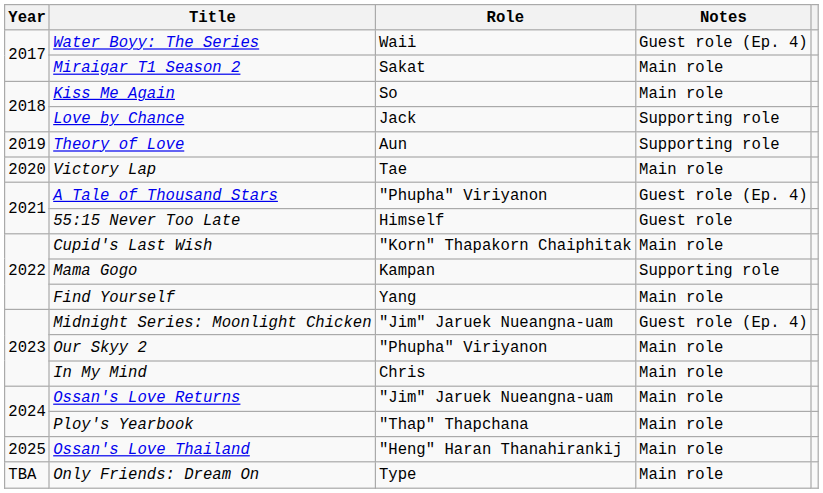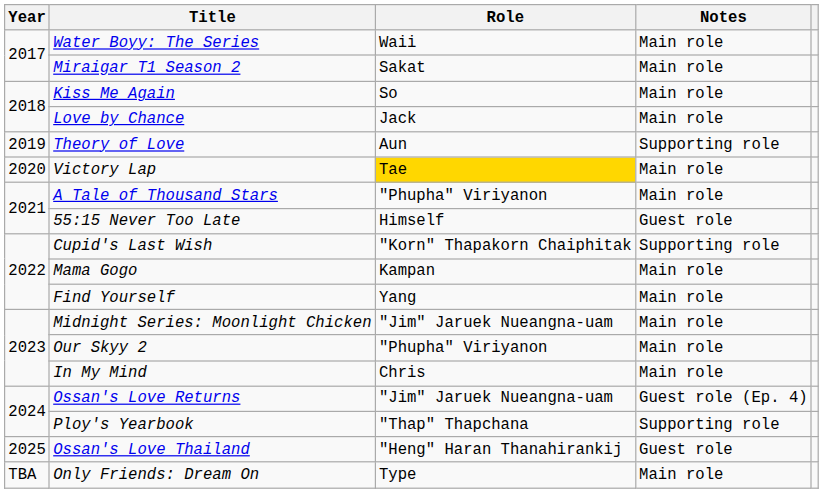(723, 43) Guest role (Ep. 4) -> (681, 43) Main role
(709, 119) Supporting role -> (681, 119) Main role
(393, 170) no background -> (393, 170) gold background
(723, 195) Guest role (Ep. 4) -> (681, 195) Main role
(681, 246) Main role -> (709, 246) Supporting role
(709, 272) Supporting role -> (681, 272) Main role
(723, 322) Guest role (Ep. 4) -> (681, 322) Main role
(681, 399) Main role -> (723, 399) Guest role (Ep. 4)
(681, 424) Main role -> (709, 424) Supporting role
(681, 450) Main role -> (686, 450) Guest role
